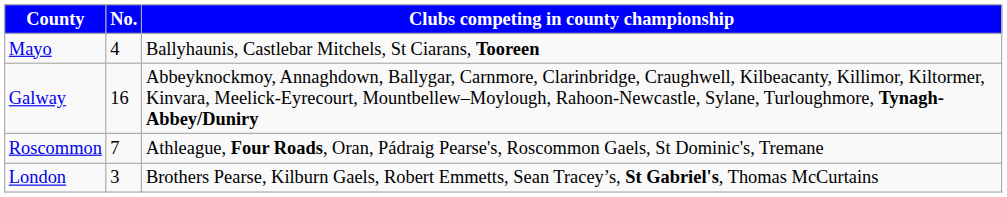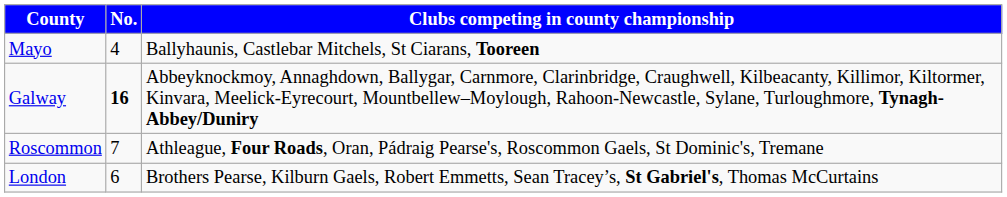(120, 98) normal -> (120, 98) bold
(115, 177) 3 -> (115, 177) 6
